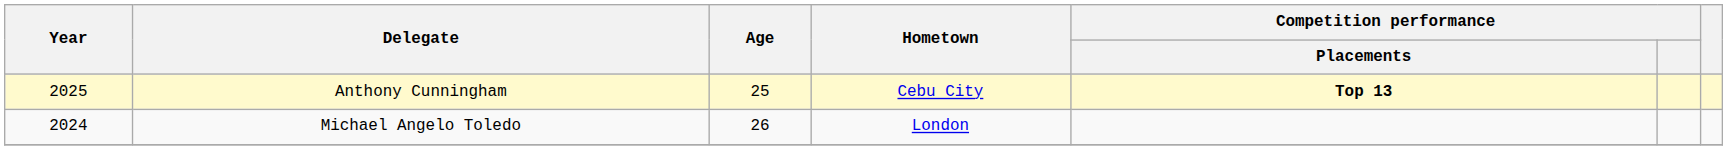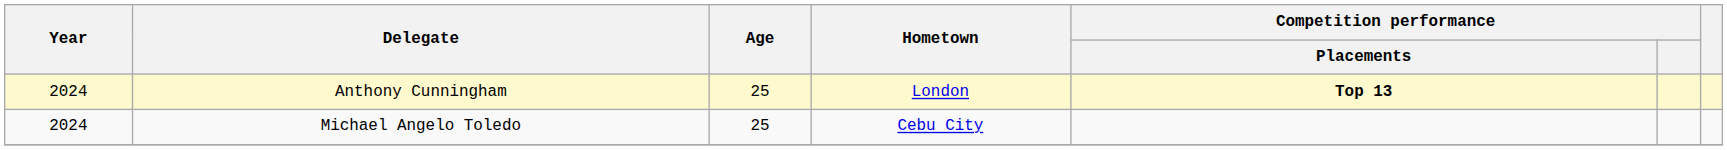(68, 92) 2025 -> (68, 92) 2024
(940, 92) Cebu City -> (940, 92) London
(760, 126) 26 -> (760, 126) 25
(940, 126) London -> (940, 126) Cebu City
